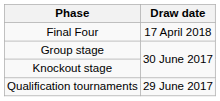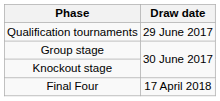rows swapped: (72, 86) <-> (72, 31)
